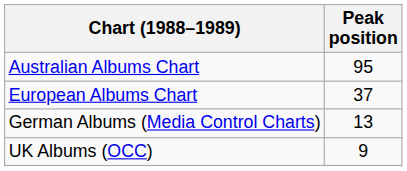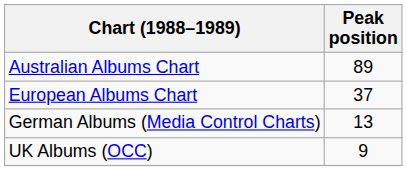(363, 66) 95 -> (363, 66) 89
